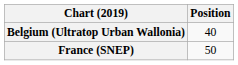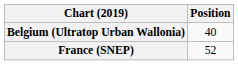(210, 50) 50 -> (210, 50) 52
